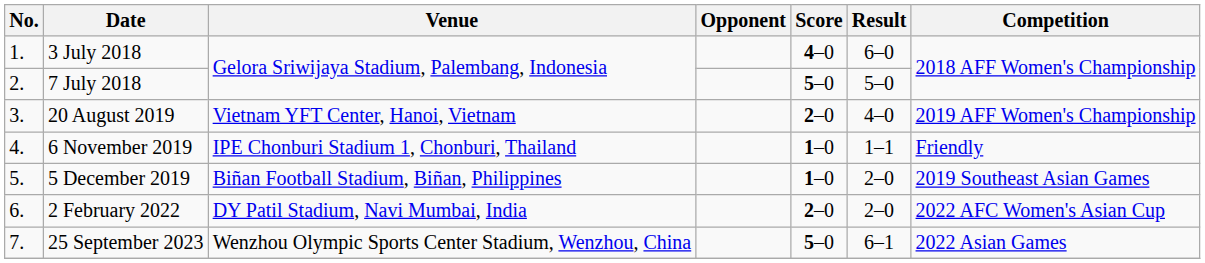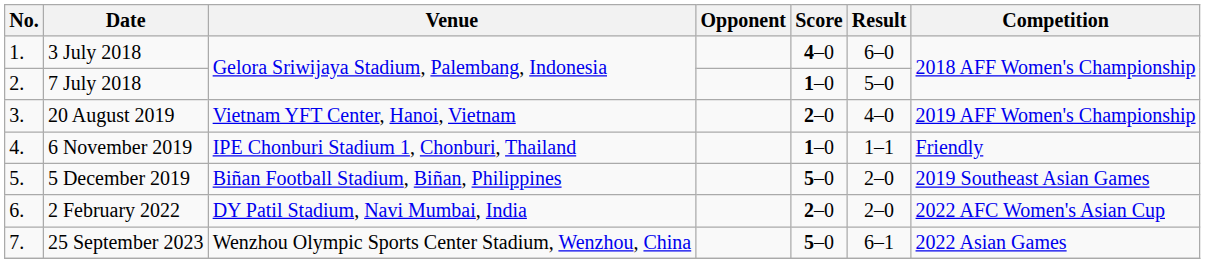(819, 83) 5–0 -> (819, 83) 1–0
(819, 178) 1–0 -> (819, 178) 5–0
